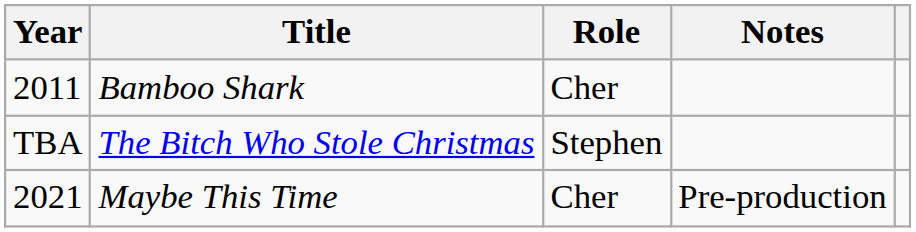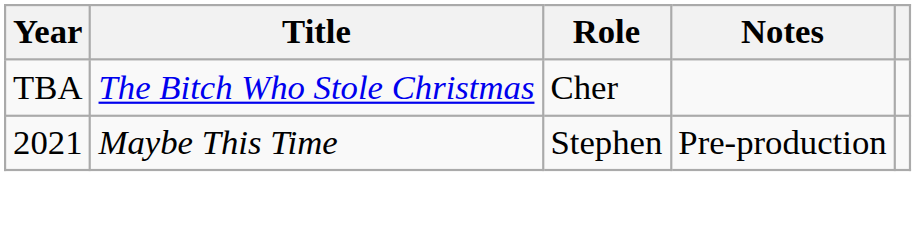- row: (201, 87)
(606, 142) Stephen -> (584, 87) Cher
(584, 197) Cher -> (606, 142) Stephen
